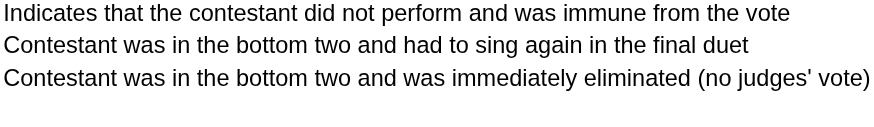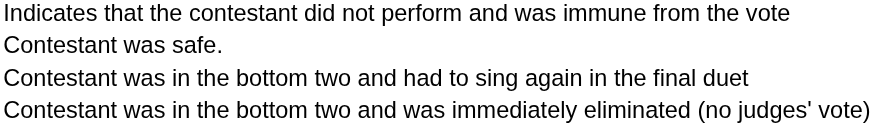+ row: (113, 45)
